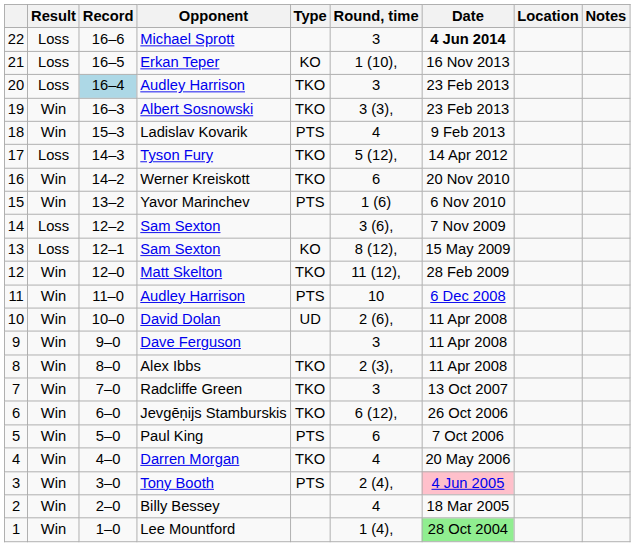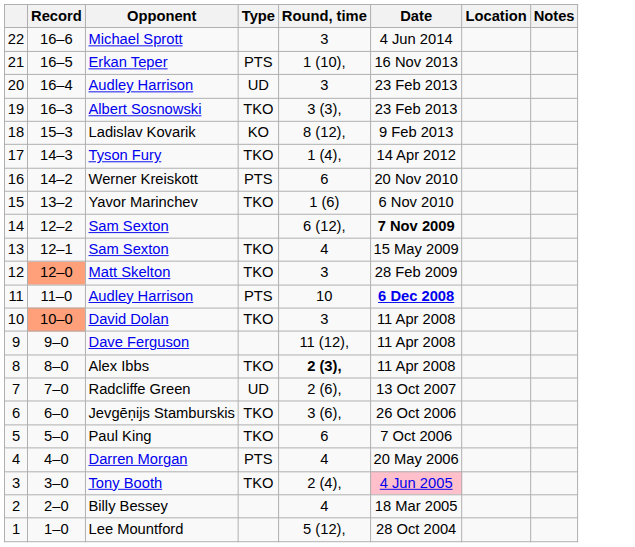- column: (54, 16)
(468, 39) bold -> (416, 39) normal
(310, 62) KO -> (258, 62) PTS
(108, 86) lightblue background -> (56, 86) no background
(310, 86) TKO -> (258, 86) UD
(310, 132) PTS -> (258, 132) KO
(376, 132) 4 -> (324, 132) 8 (12),
(376, 156) 5 (12), -> (324, 156) 1 (4),
(310, 179) TKO -> (258, 179) PTS
(310, 202) PTS -> (258, 202) TKO
(376, 226) 3 (6), -> (324, 226) 6 (12),
(468, 226) normal -> (416, 226) bold
(310, 249) KO -> (258, 249) TKO
(376, 249) 8 (12), -> (324, 249) 4
(108, 272) no background -> (56, 272) lightsalmon background
(376, 272) 11 (12), -> (324, 272) 3
(468, 296) normal -> (416, 296) bold
(108, 319) no background -> (56, 319) lightsalmon background
(310, 319) UD -> (258, 319) TKO
(376, 319) 2 (6), -> (324, 319) 3
(376, 343) 3 -> (324, 343) 11 (12),
(376, 366) normal -> (324, 366) bold
(310, 389) TKO -> (258, 389) UD
(376, 389) 3 -> (324, 389) 2 (6),
(376, 413) 6 (12), -> (324, 413) 3 (6),
(310, 436) PTS -> (258, 436) TKO
(310, 459) TKO -> (258, 459) PTS
(310, 483) PTS -> (258, 483) TKO
(376, 529) 1 (4), -> (324, 529) 5 (12),
(468, 529) lightgreen background -> (416, 529) no background
